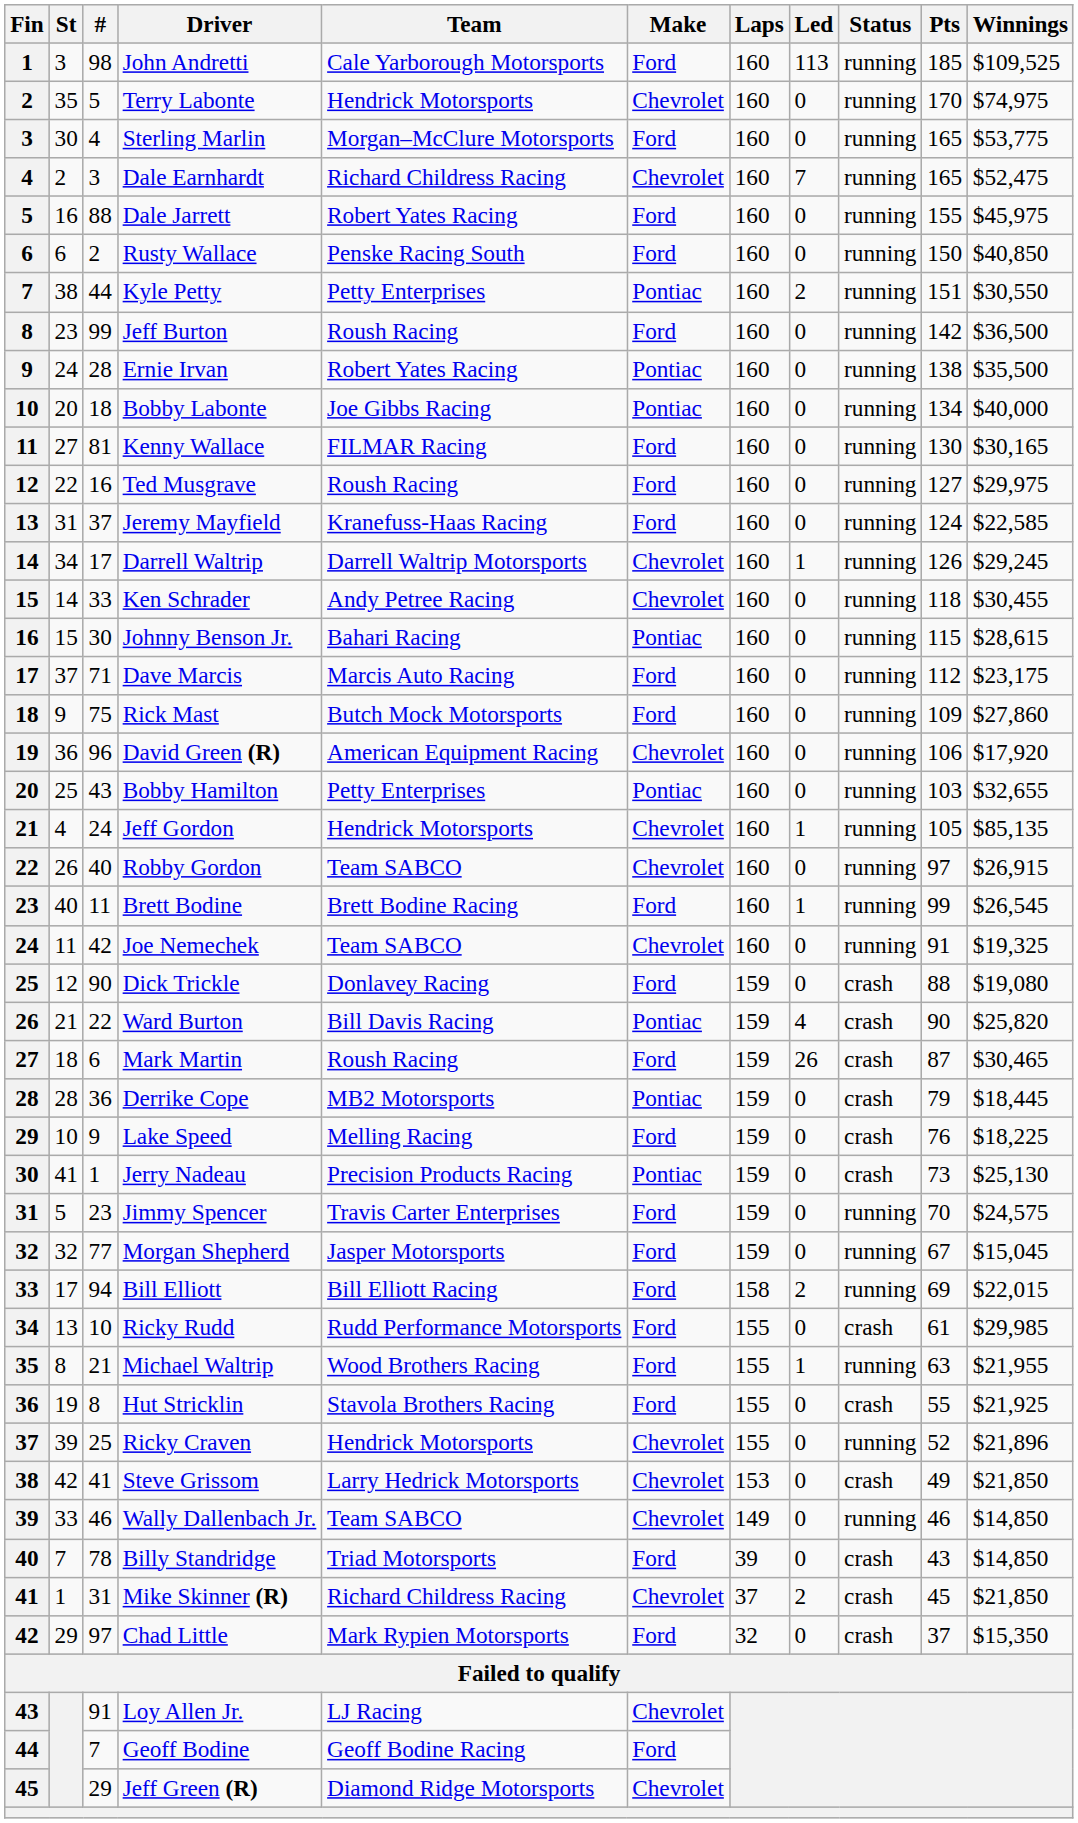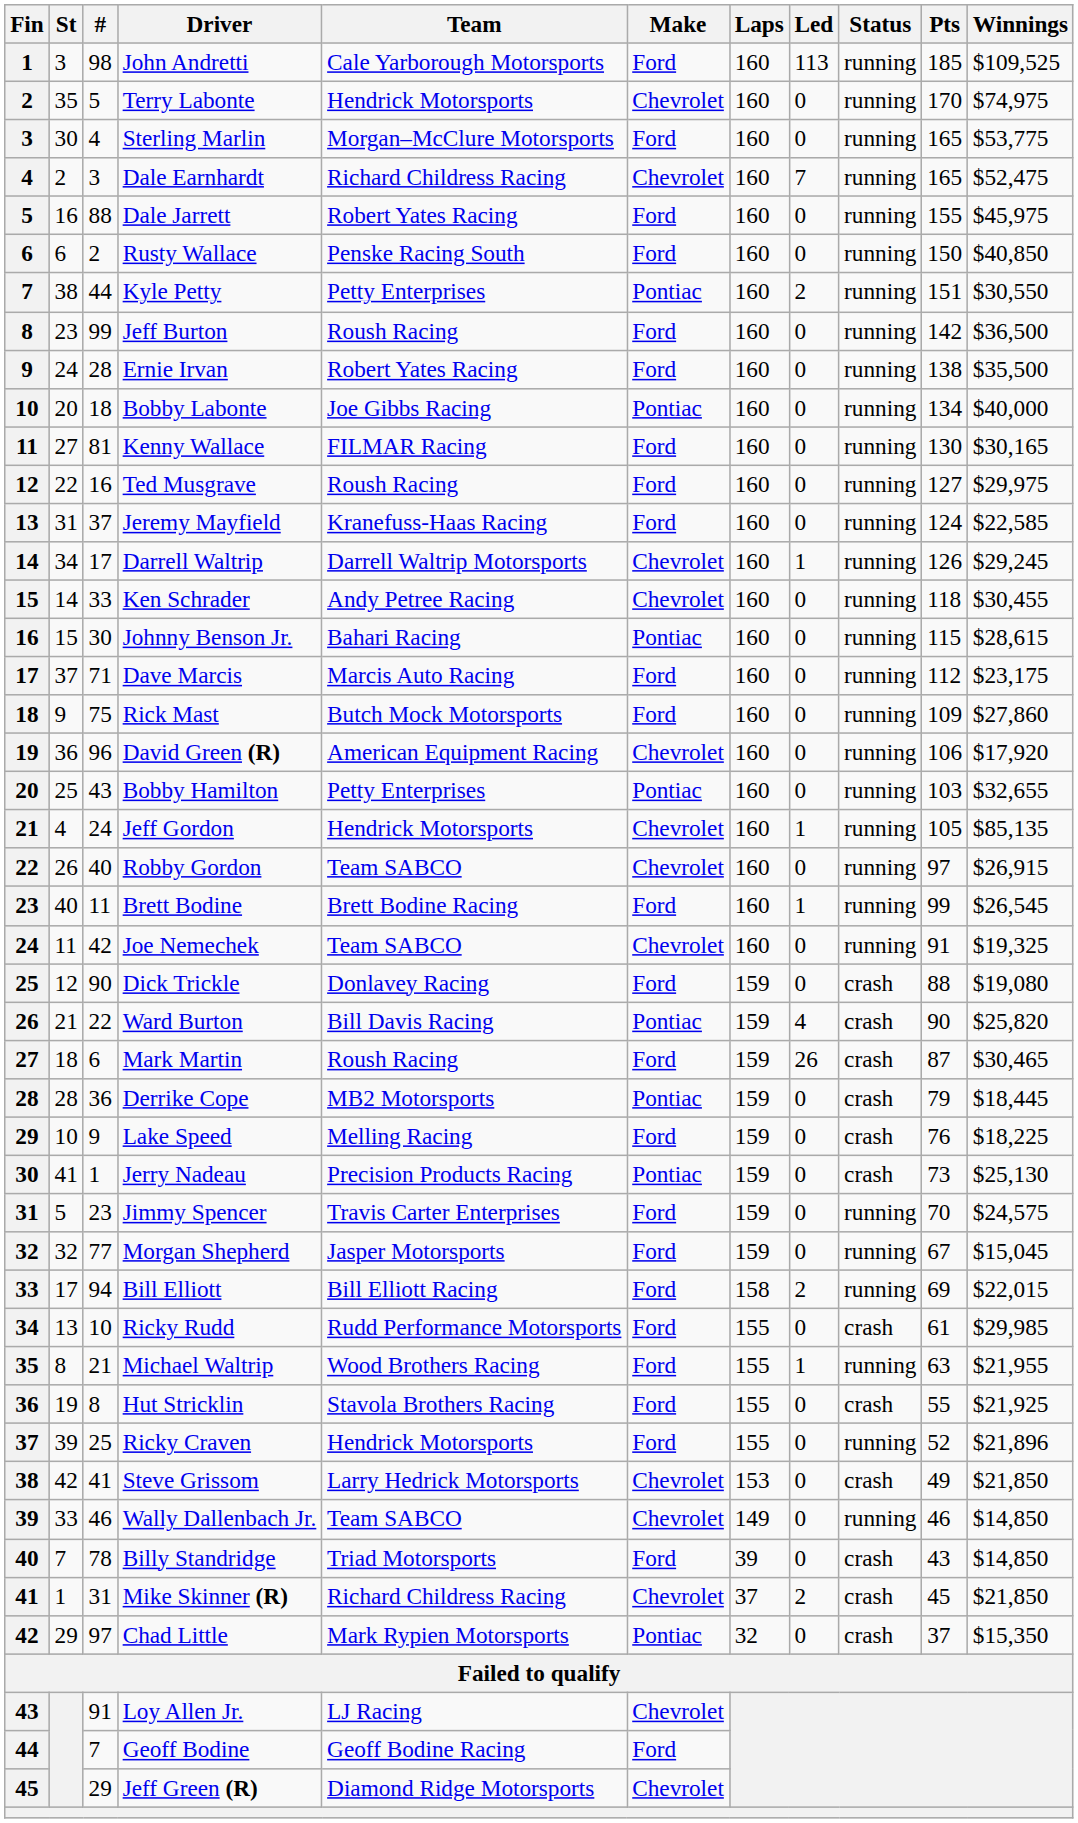(667, 368) Pontiac -> (654, 368) Ford
(678, 1442) Chevrolet -> (654, 1442) Ford
(654, 1634) Ford -> (667, 1634) Pontiac
